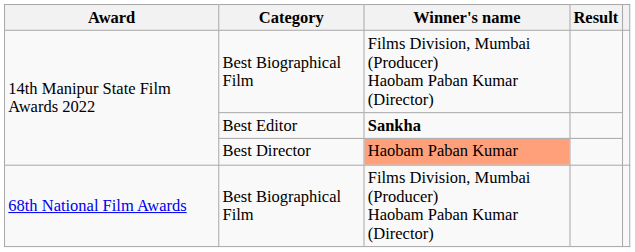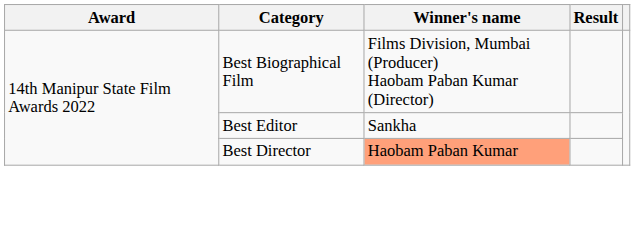(394, 125) bold -> (392, 125) normal
- row: (98, 205)
